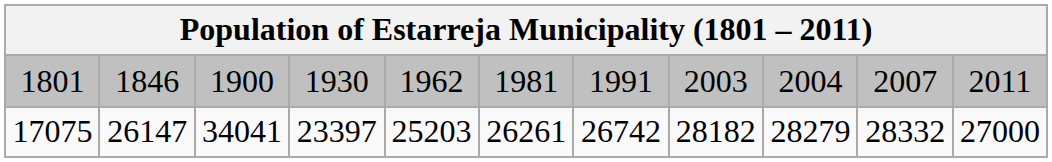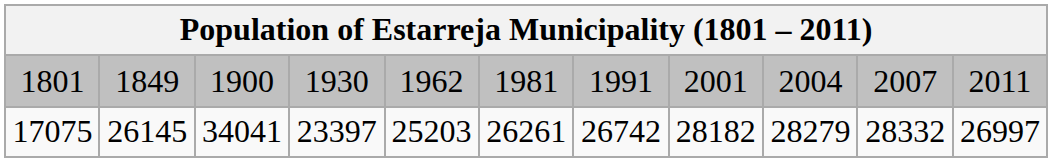(147, 80) 1846 -> (147, 80) 1849
(716, 80) 2003 -> (716, 80) 2001
(147, 131) 26147 -> (147, 131) 26145
(1000, 131) 27000 -> (1000, 131) 26997
